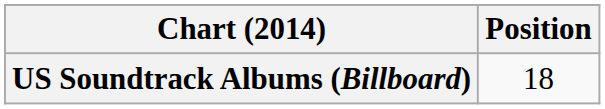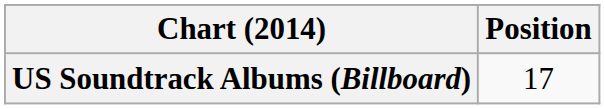(539, 77) 18 -> (539, 77) 17
